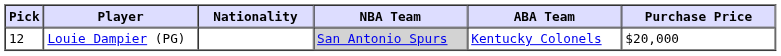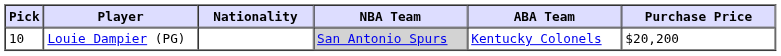(17, 39) 12 -> (17, 39) 10
(652, 39) $20,000 -> (652, 39) $20,200
